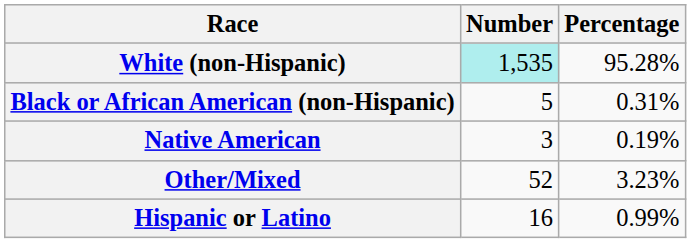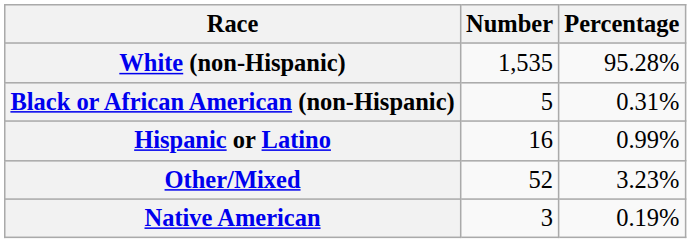(525, 62) paleturquoise background -> (525, 62) no background
rows swapped: (233, 140) <-> (233, 218)
